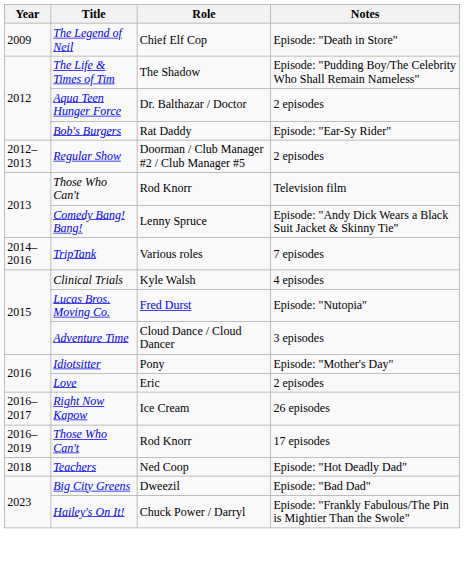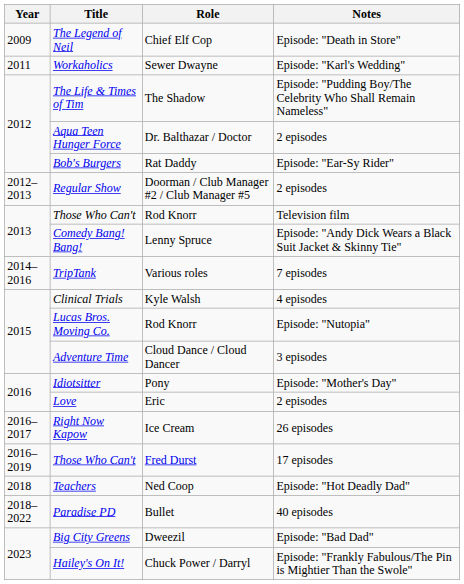+ row: (83, 65)
(166, 305) Fred Durst -> (171, 324) Rod Knorr
(166, 441) Rod Knorr -> (171, 460) Fred Durst
+ row: (84, 511)
